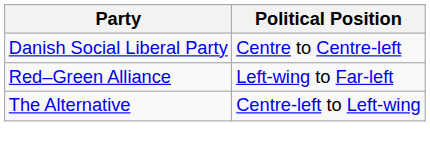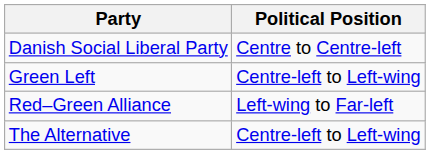+ row: (52, 76)
